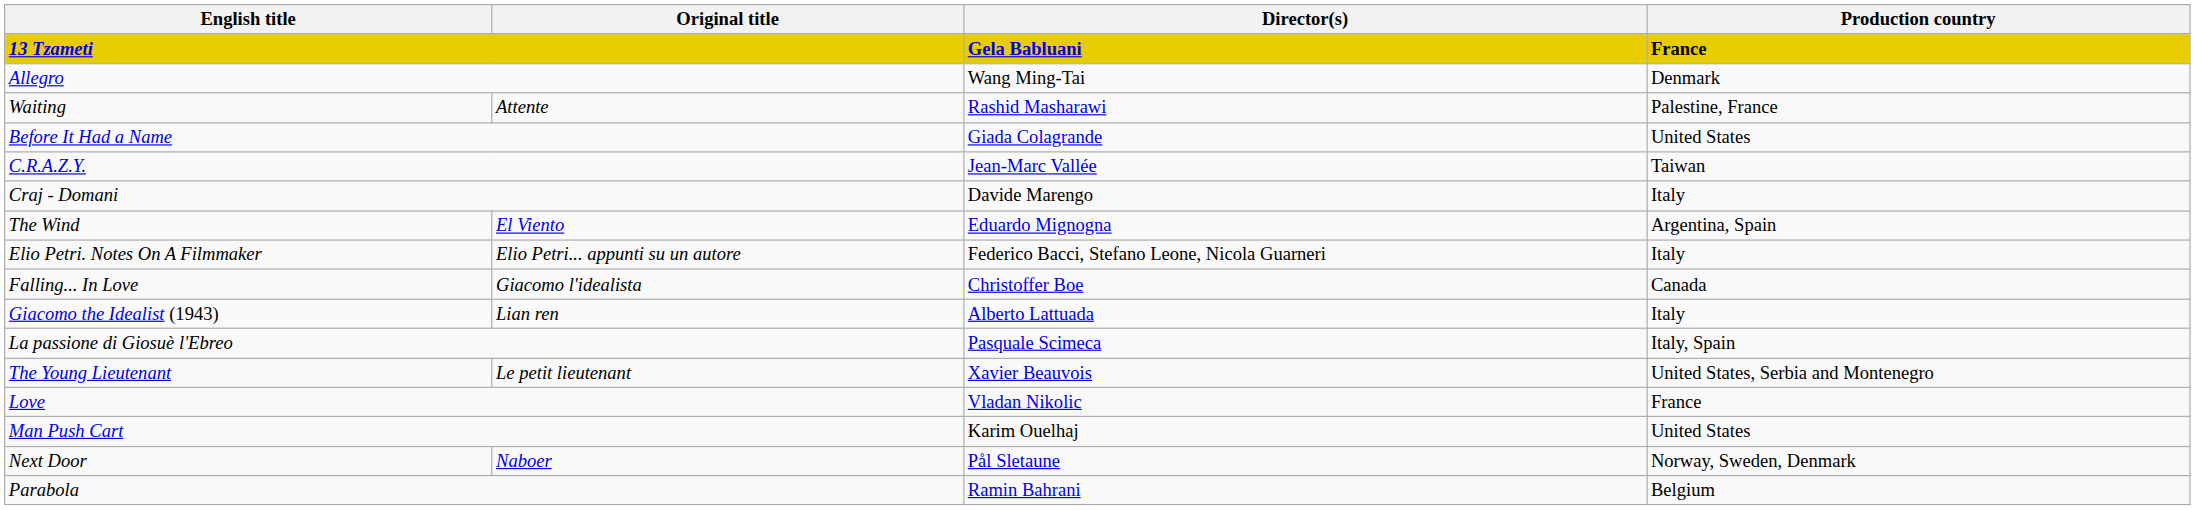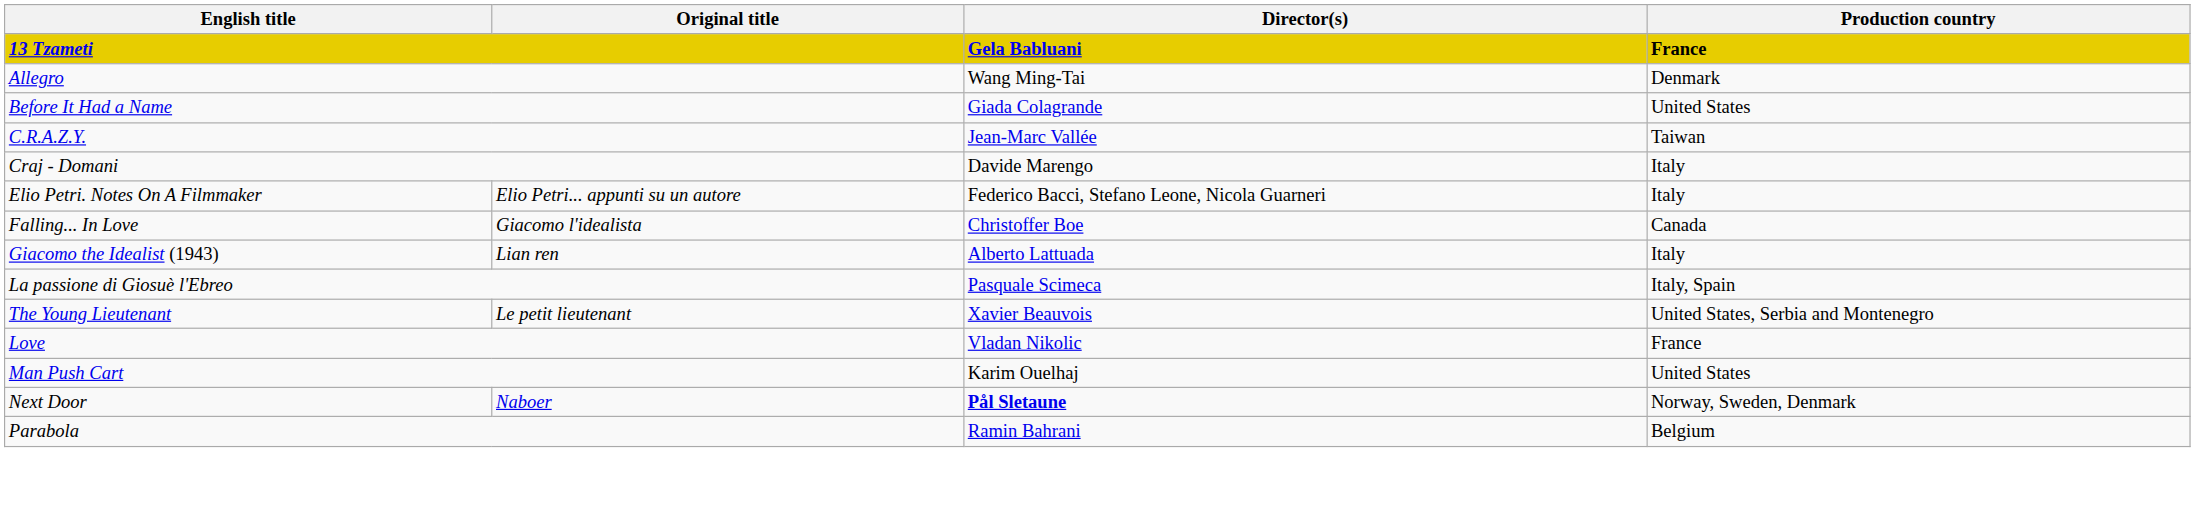- row: (37, 107)
- row: (44, 225)
(1014, 460) normal -> (1017, 401) bold
